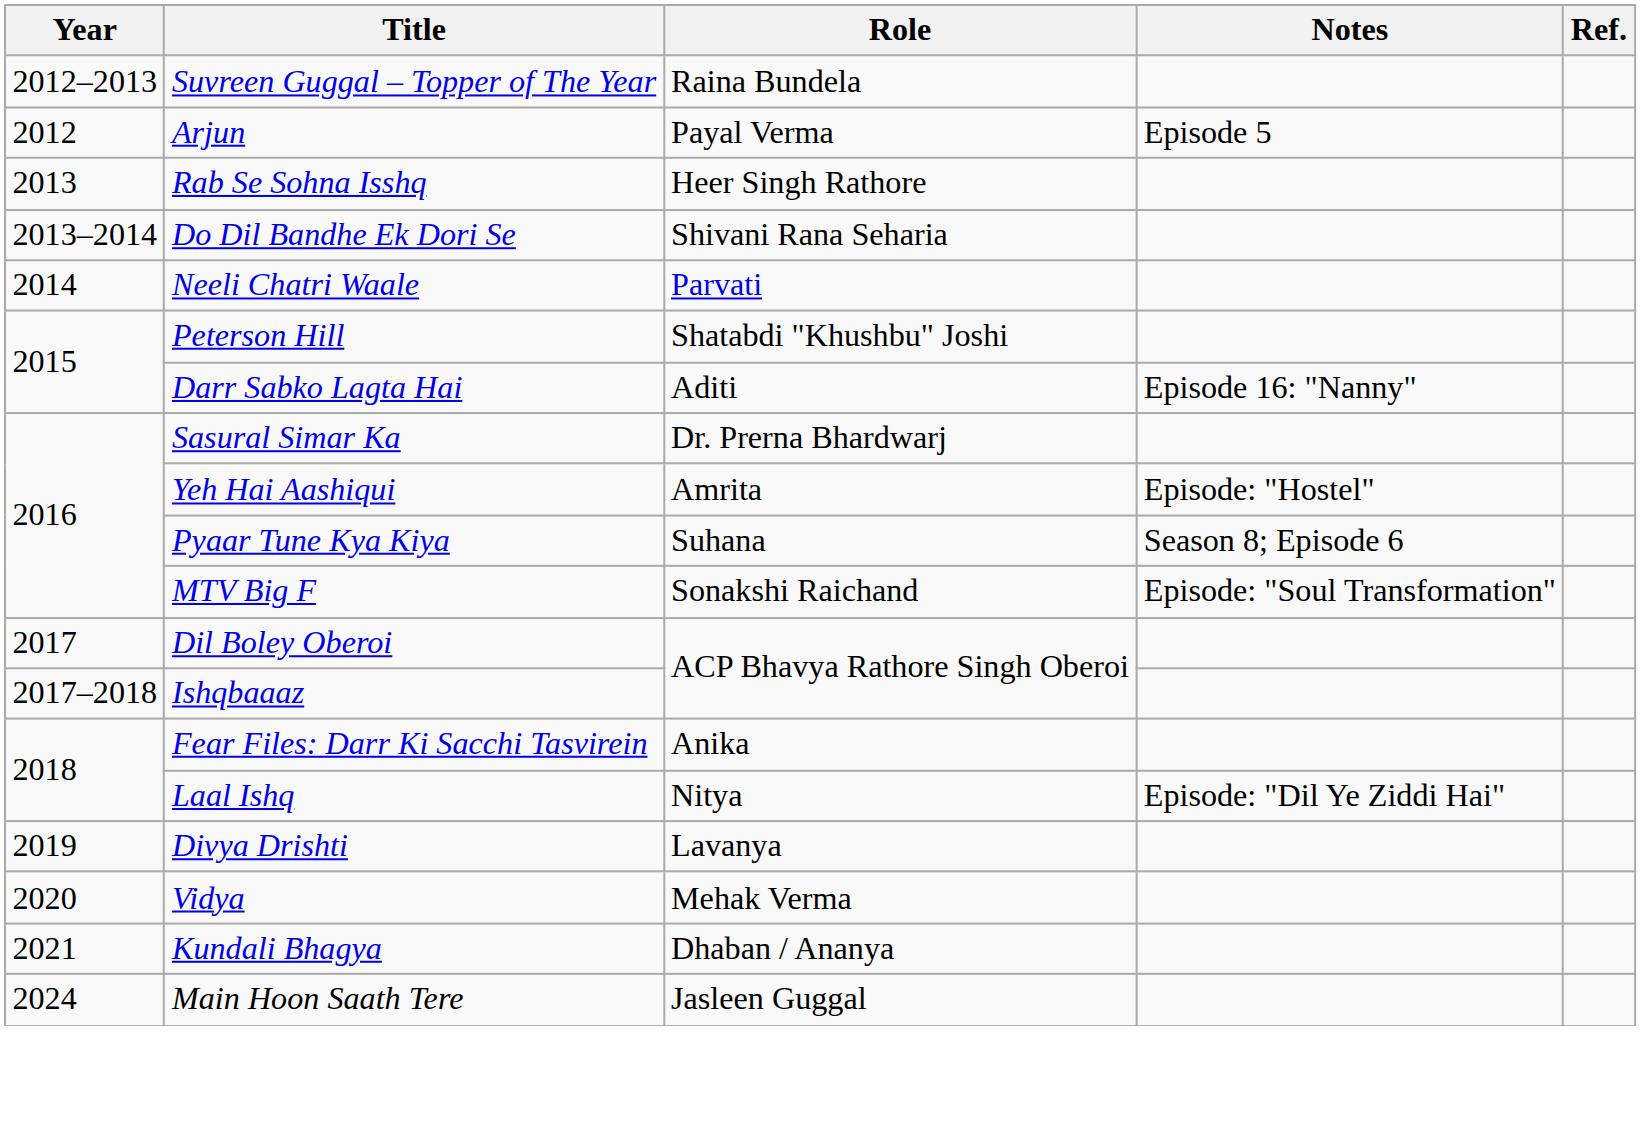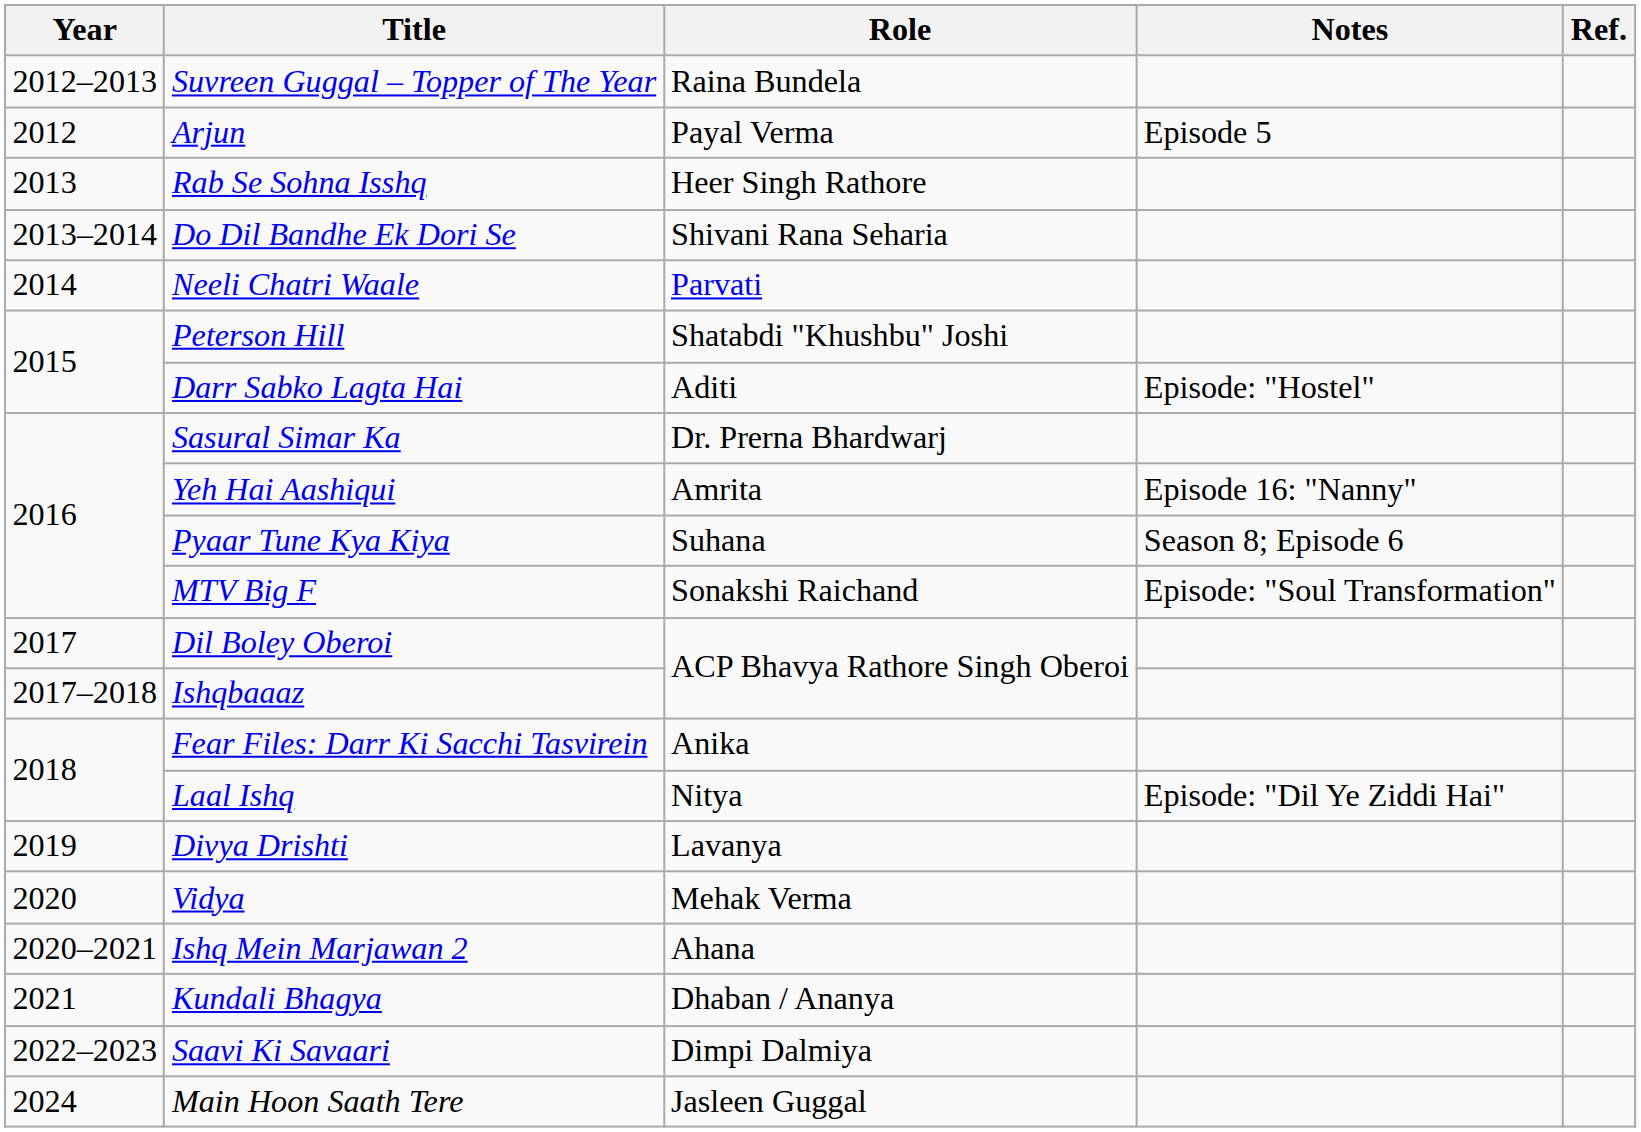(1280, 387) Episode 16: "Nanny" -> (1259, 387) Episode: "Hostel"
(1259, 489) Episode: "Hostel" -> (1280, 489) Episode 16: "Nanny"
+ row: (320, 948)
+ row: (281, 1050)
